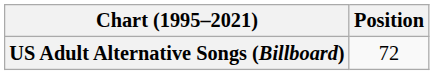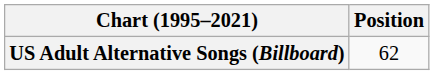(389, 52) 72 -> (389, 52) 62
